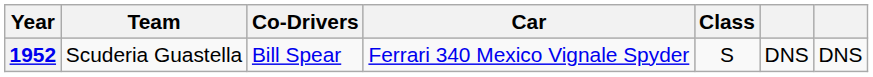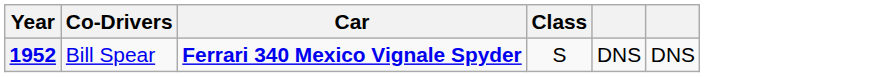- column: (154, 22)
(529, 55) normal -> (352, 55) bold
